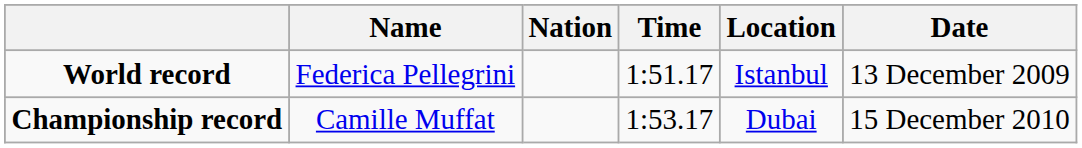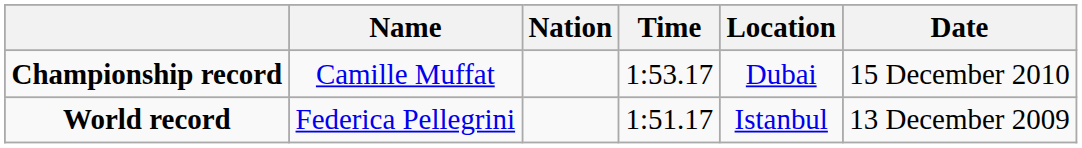rows swapped: (147, 73) <-> (147, 119)
